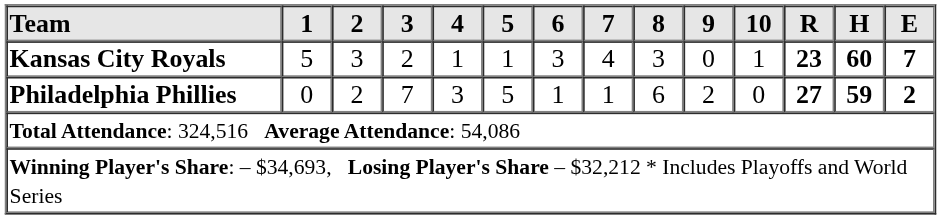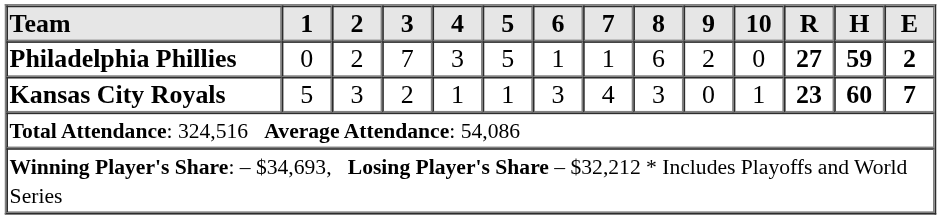rows swapped: (123, 94) <-> (118, 58)
